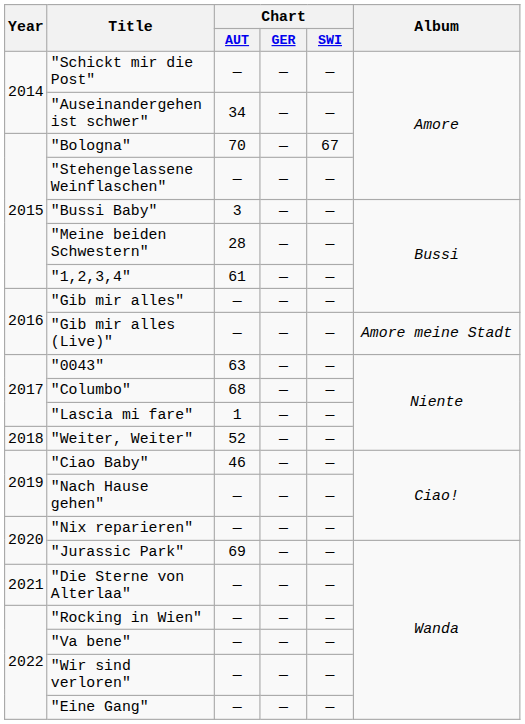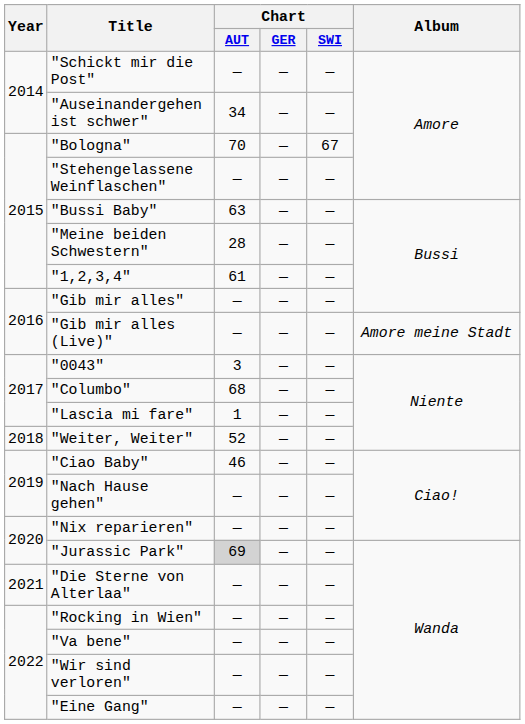(237, 211) 3 -> (237, 211) 63
(237, 366) 63 -> (237, 366) 3
(237, 552) no background -> (237, 552) lightgrey background
